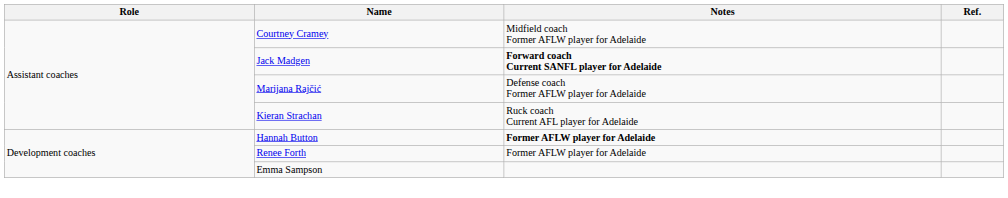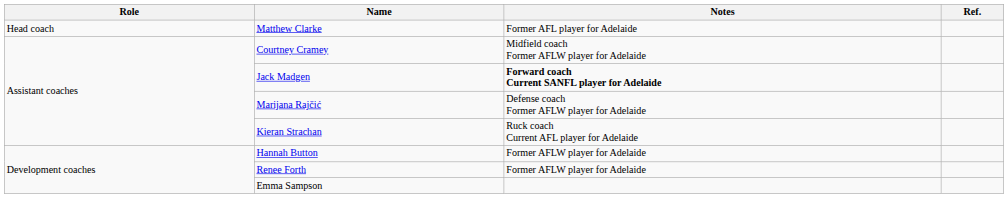+ row: (289, 28)
(581, 137) bold -> (576, 153) normal
